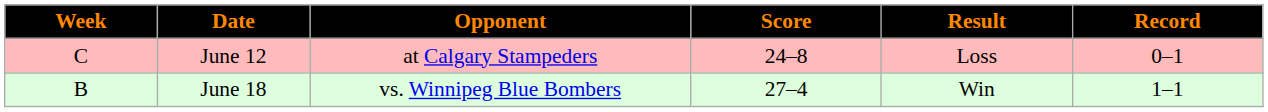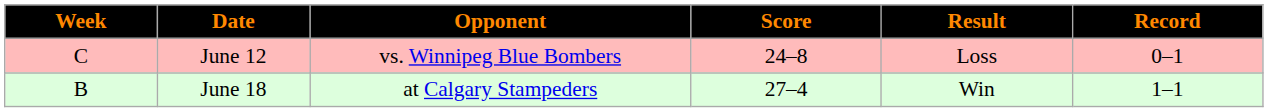(500, 55) at Calgary Stampeders -> (500, 55) vs. Winnipeg Blue Bombers
(500, 89) vs. Winnipeg Blue Bombers -> (500, 89) at Calgary Stampeders
